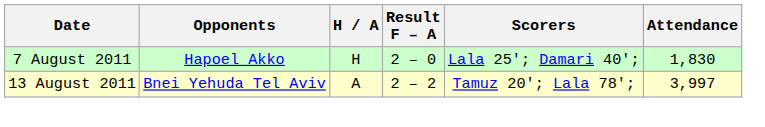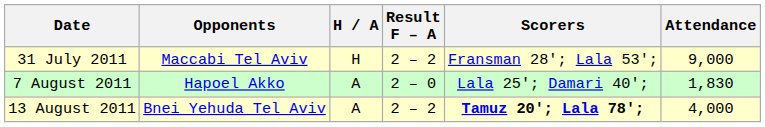+ row: (72, 59)
(356, 59) H -> (356, 84) A
(544, 84) normal -> (553, 109) bold
(693, 84) 3,997 -> (711, 109) 4,000
